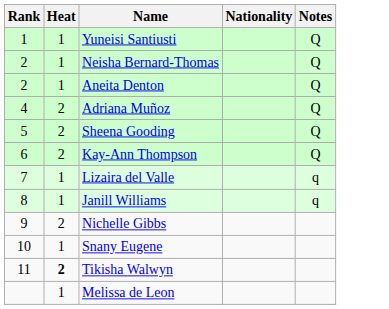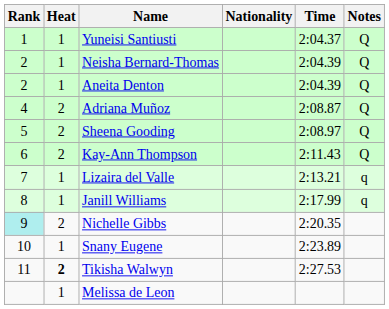+ column: (320, 16)
(24, 223) no background -> (24, 223) paleturquoise background
